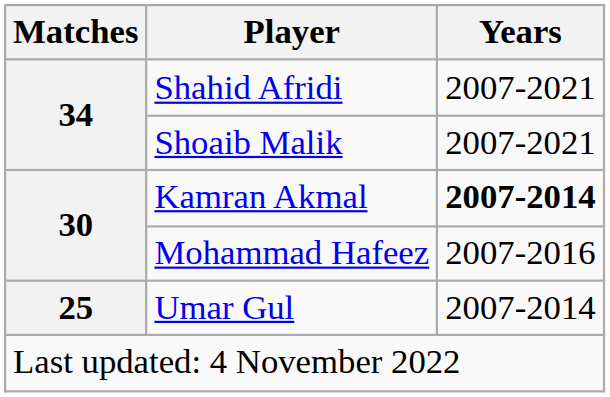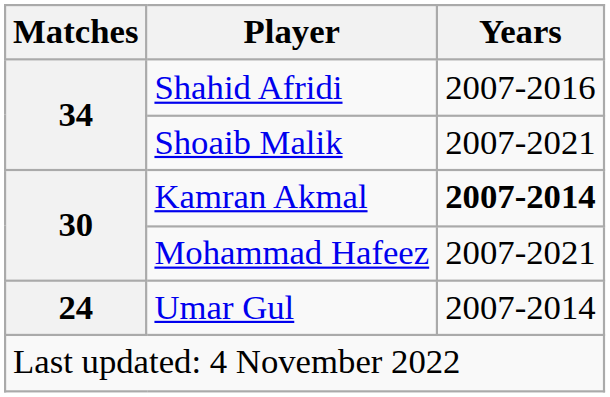(520, 87) 2007-2021 -> (520, 87) 2007-2016
(520, 252) 2007-2016 -> (520, 252) 2007-2021
(76, 307) 25 -> (76, 307) 24
